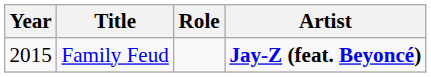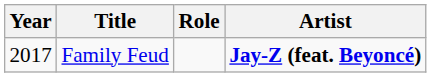(31, 54) 2015 -> (31, 54) 2017
